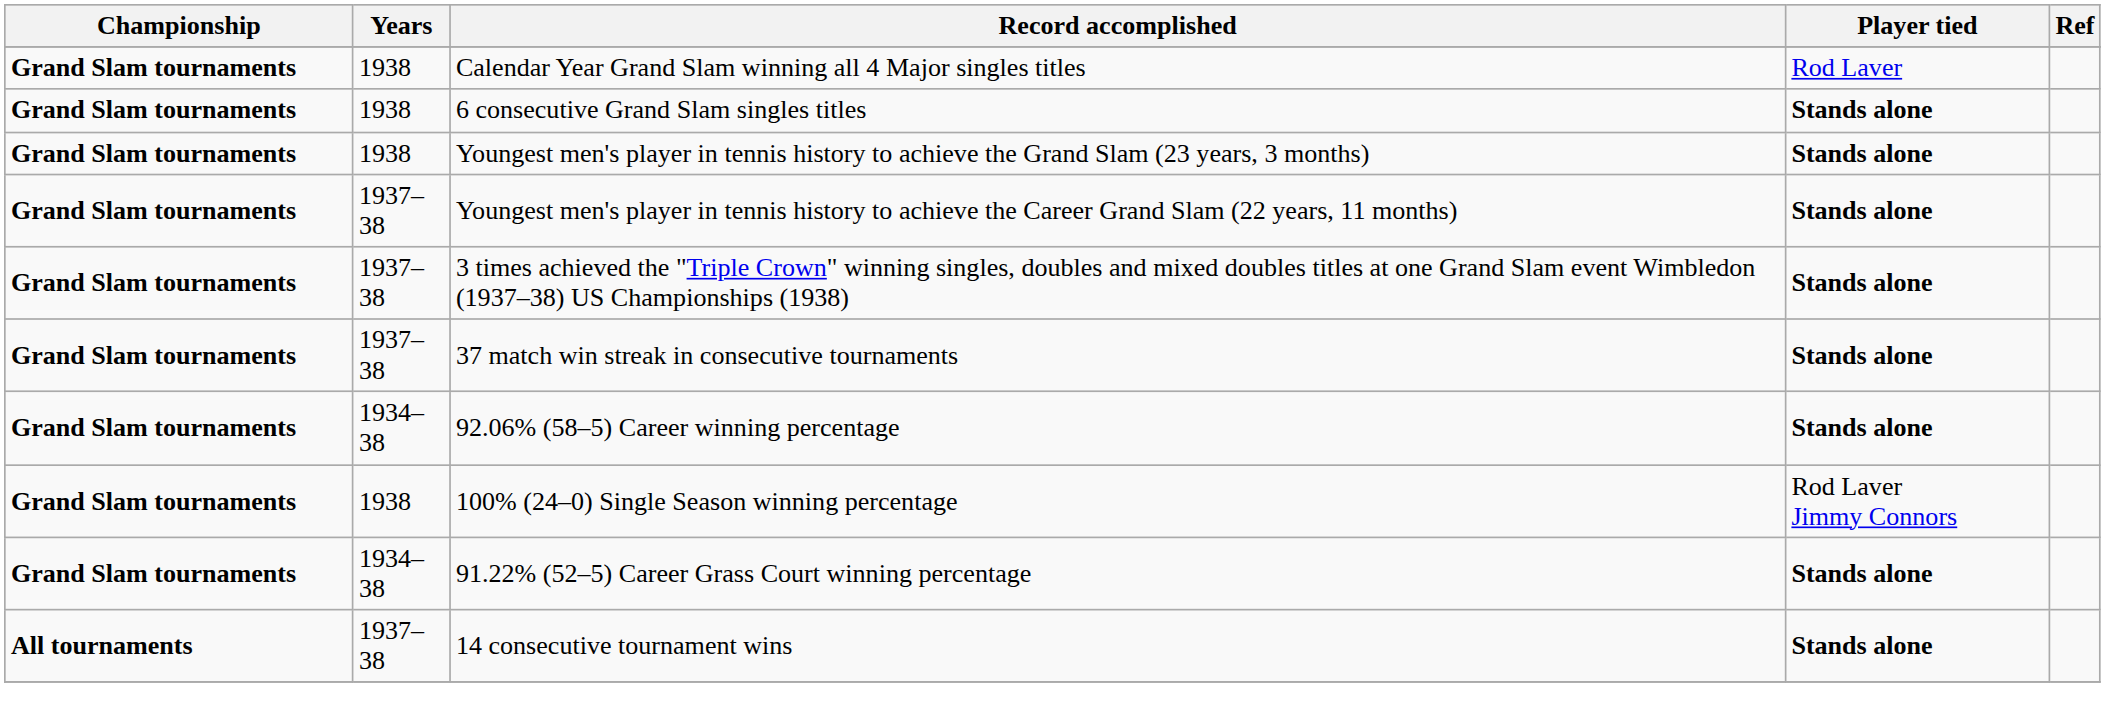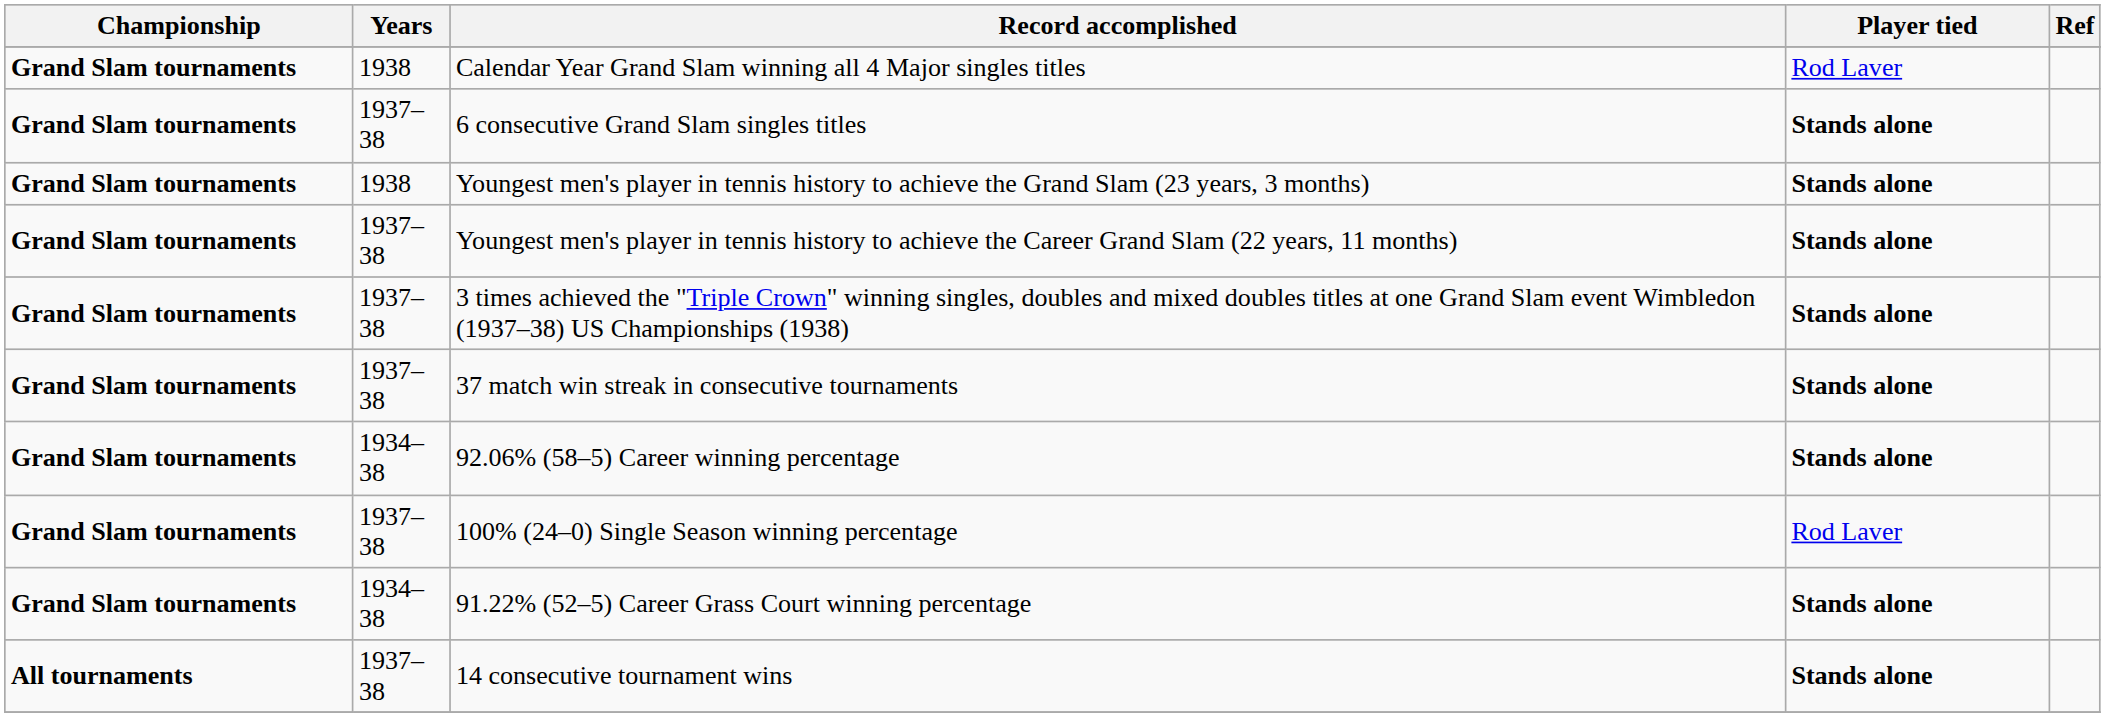(385, 109) 1938 -> (392, 124) 1937–38
(385, 499) 1938 -> (392, 530) 1937–38
(1874, 499) Rod Laver Jimmy Connors -> (1847, 530) Rod Laver
